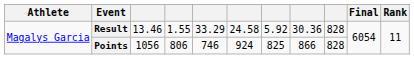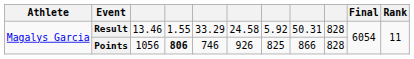(307, 29) 30.36 -> (307, 29) 50.31
(179, 45) normal -> (179, 45) bold
(244, 45) 924 -> (244, 45) 926
